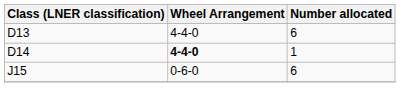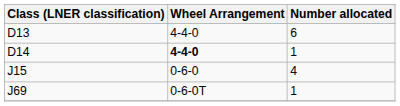(294, 71) 6 -> (294, 71) 4
+ row: (17, 91)
